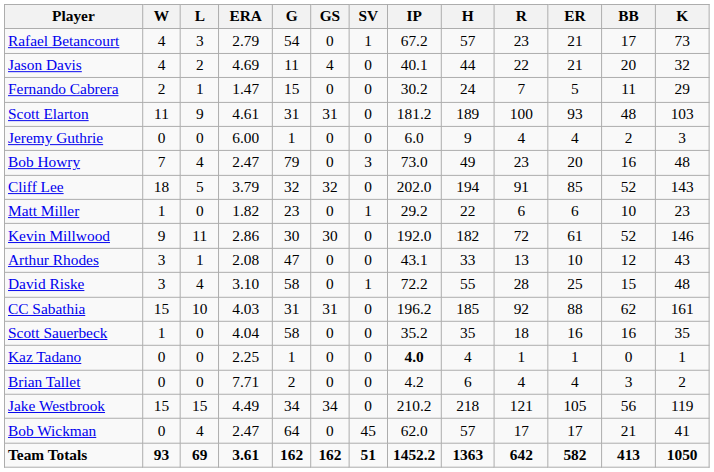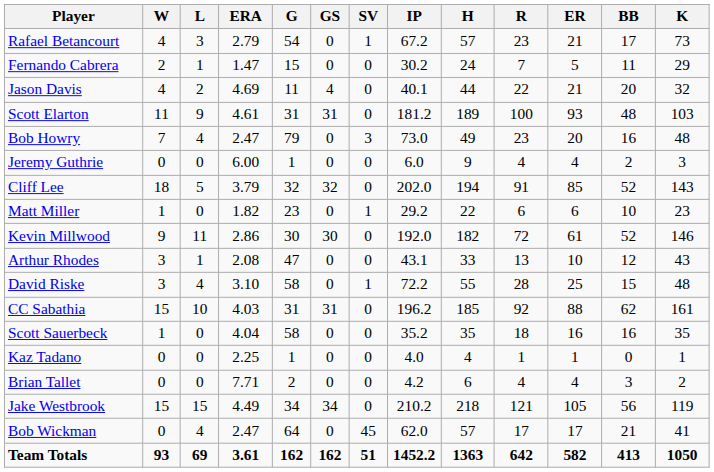rows swapped: (63, 89) <-> (45, 65)
rows swapped: (56, 138) <-> (44, 162)
(414, 357) bold -> (414, 357) normal
